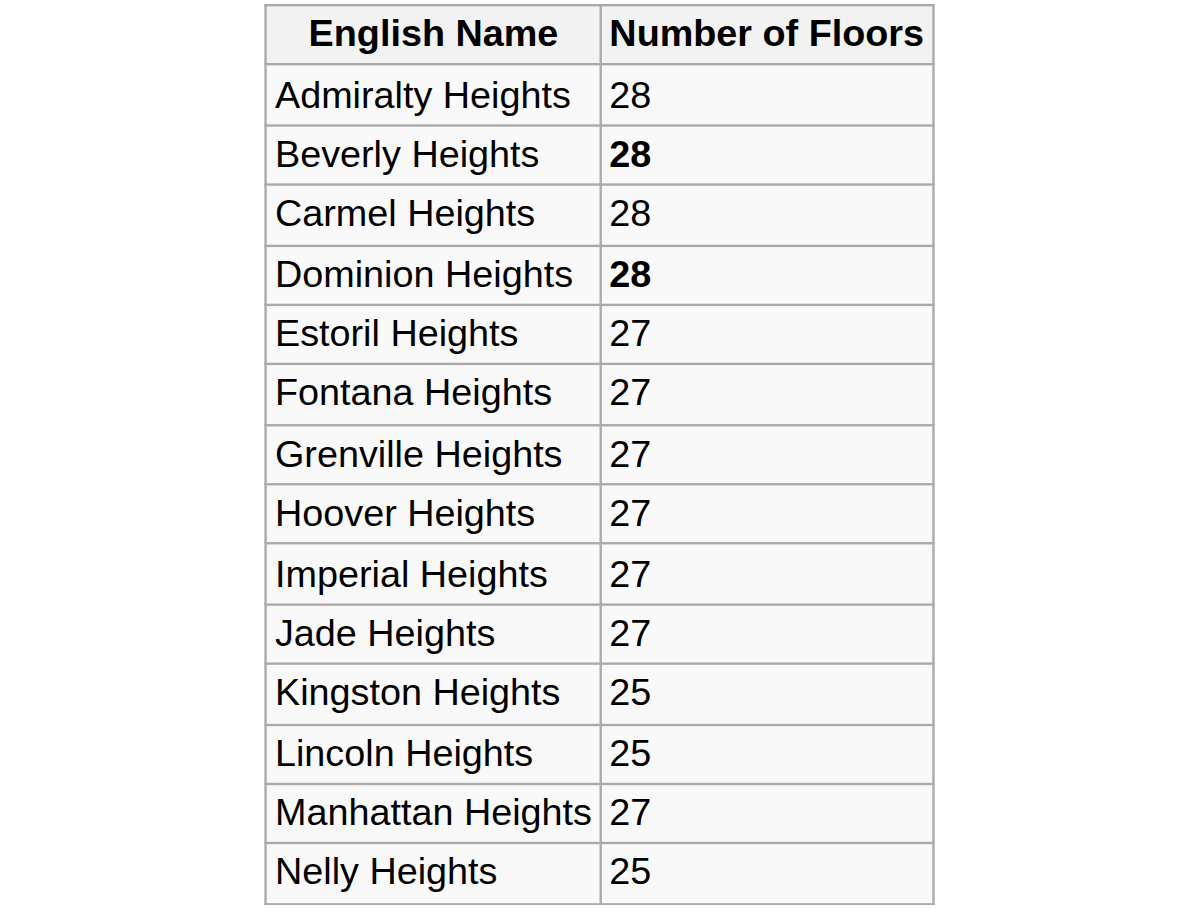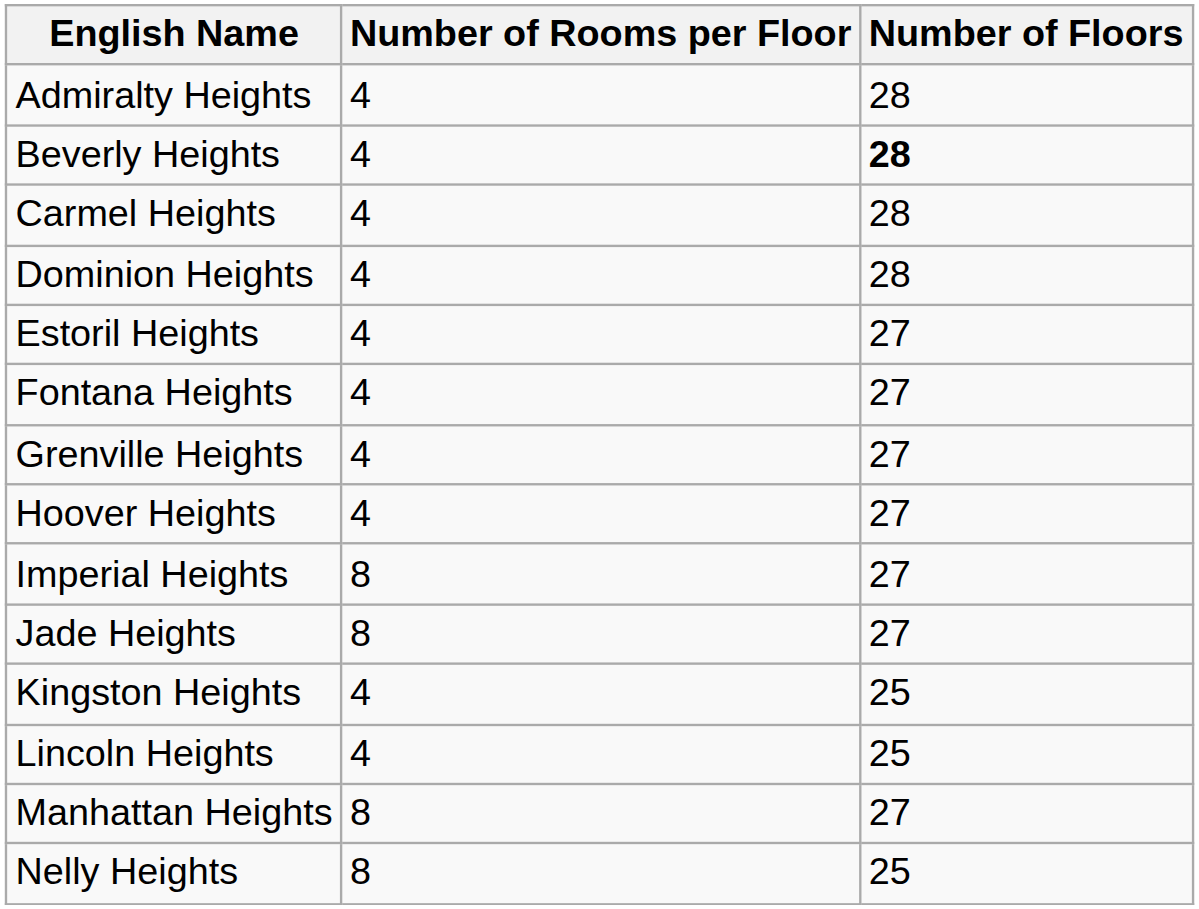+ column: (601, 34)
(630, 273) bold -> (890, 273) normal
